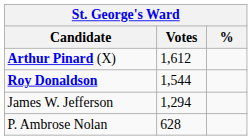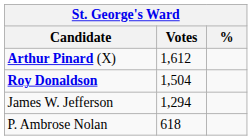(176, 80) 1,544 -> (176, 80) 1,504
(170, 124) 628 -> (170, 124) 618
